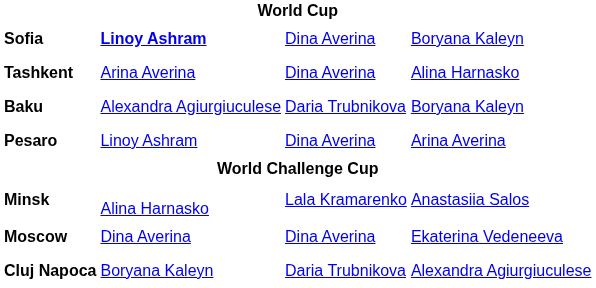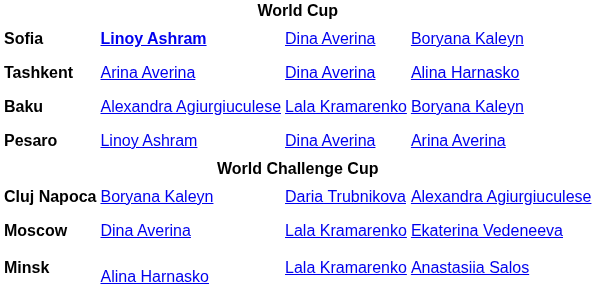(346, 106) Daria Trubnikova -> (346, 106) Lala Kramarenko
rows swapped: (27, 200) <-> (50, 270)
(330, 236) Dina Averina -> (346, 230) Lala Kramarenko
